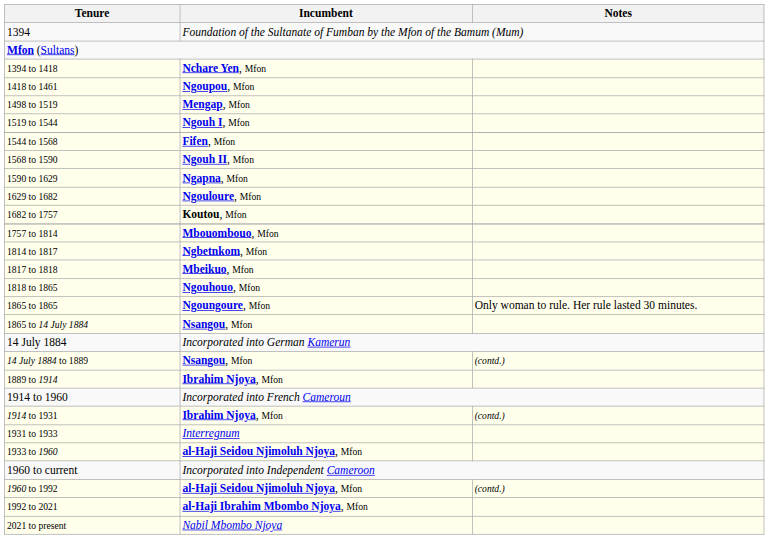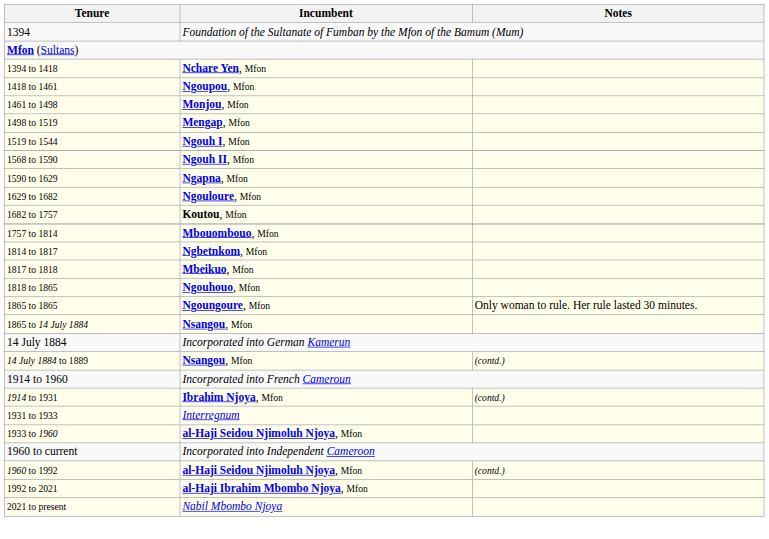+ row: (32, 105)
- row: (32, 142)
- row: (32, 379)
